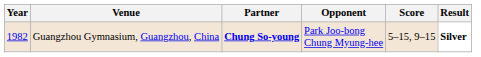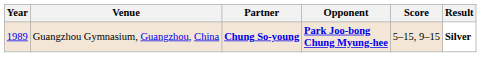(17, 37) 1982 -> (17, 37) 1989
(344, 37) normal -> (346, 37) bold
